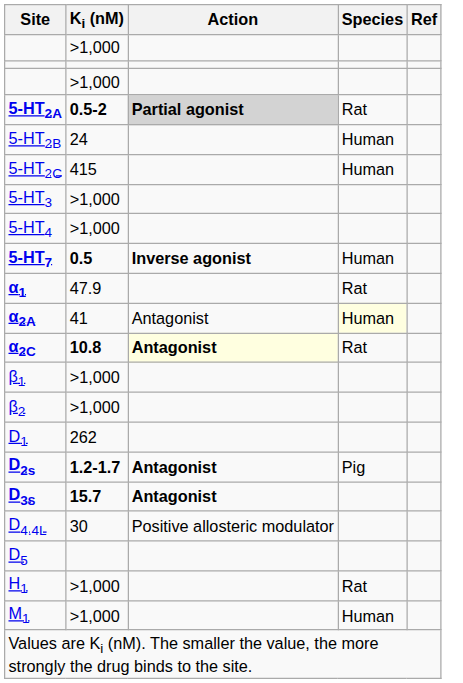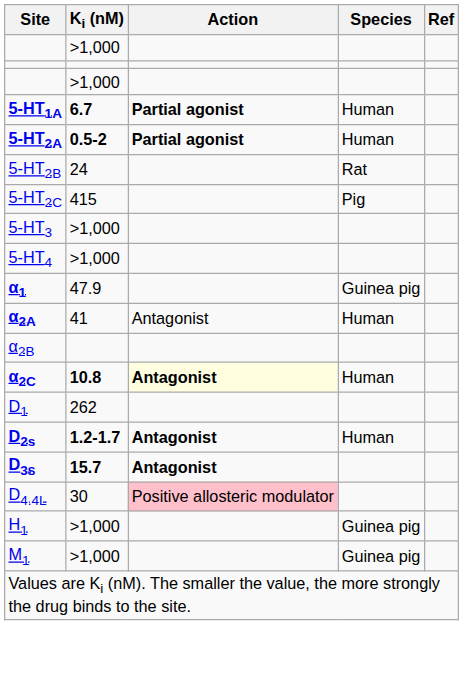+ row: (35, 110)
(188, 110) lightgrey background -> (188, 140) no background
(354, 110) Rat -> (368, 140) Human
(368, 140) Human -> (354, 169) Rat
(368, 169) Human -> (354, 199) Pig
- row: (30, 259)
(354, 288) Rat -> (381, 288) Guinea pig
(368, 318) lightyellow background -> (368, 318) no background
+ row: (21, 348)
(354, 348) Rat -> (368, 377) Human
- row: (17, 377)
- row: (17, 407)
(354, 467) Pig -> (368, 437) Human
(233, 526) no background -> (233, 496) pink background
- row: (18, 556)
(354, 586) Rat -> (381, 526) Guinea pig
(368, 615) Human -> (381, 556) Guinea pig
